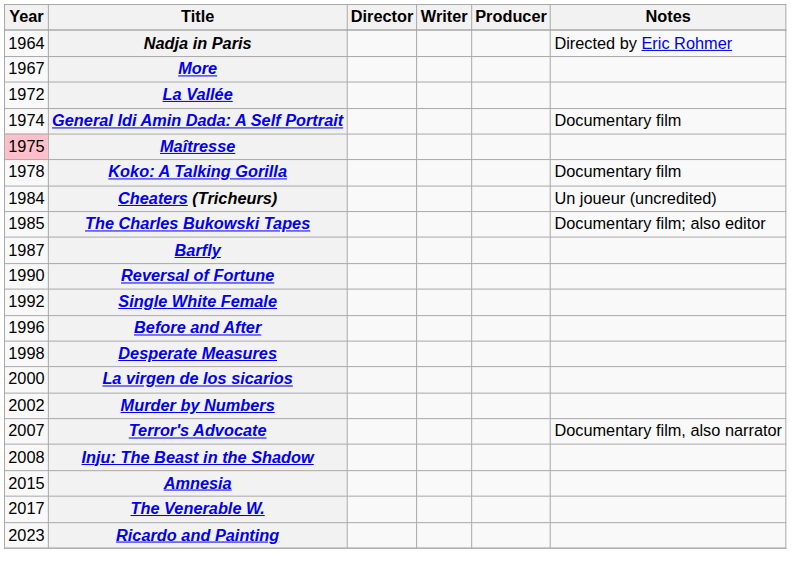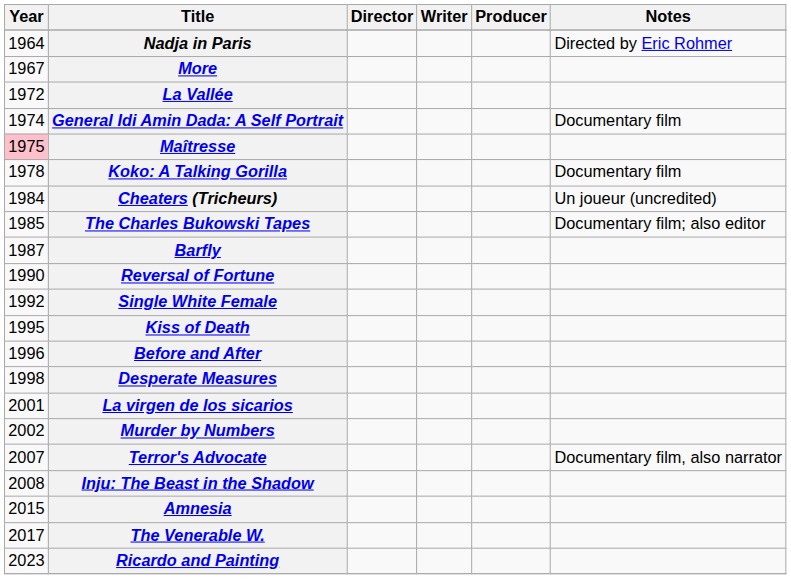+ row: (198, 328)
(26, 379) 2000 -> (26, 405) 2001
